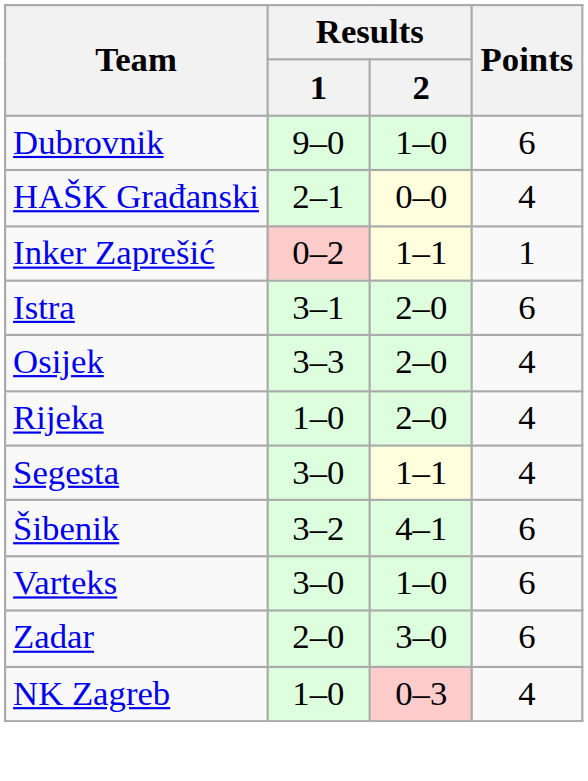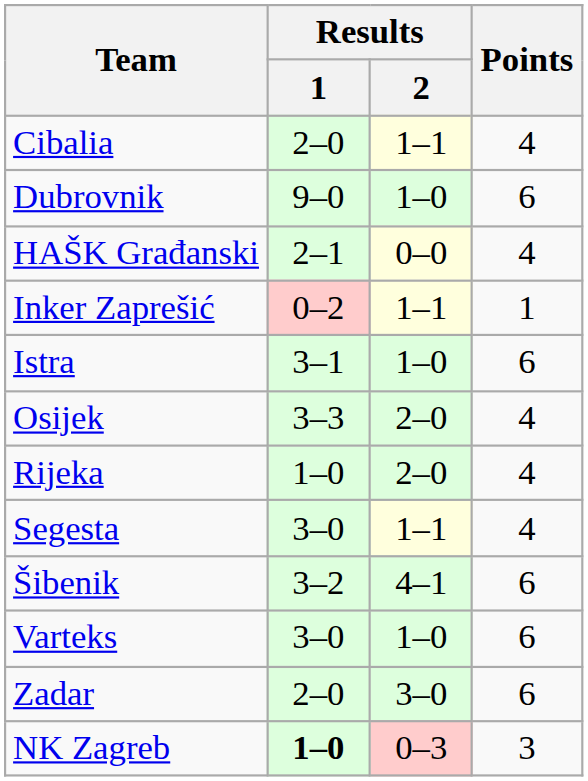+ row: (63, 142)
(421, 307) 2–0 -> (421, 362) 1–0
(318, 692) normal -> (318, 747) bold
(527, 692) 4 -> (527, 747) 3
